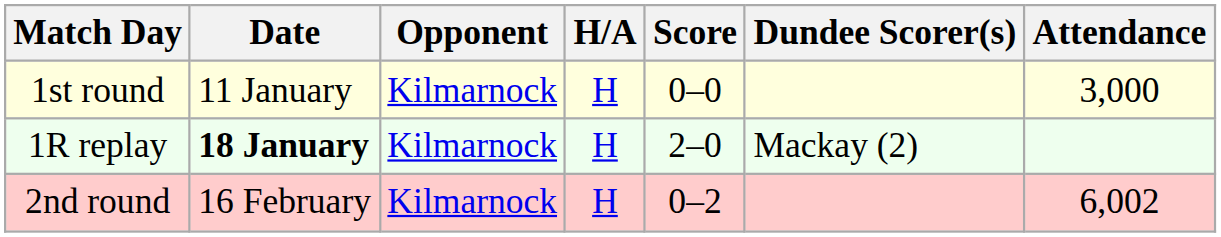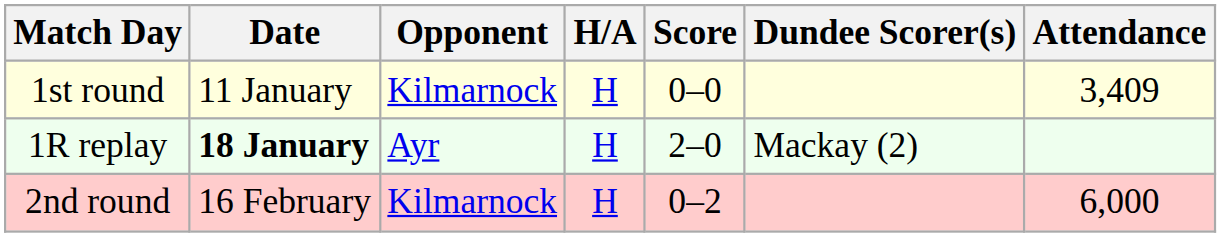(1119, 88) 3,000 -> (1119, 88) 3,409
(472, 145) Kilmarnock -> (413, 145) Ayr
(1119, 201) 6,002 -> (1119, 201) 6,000
